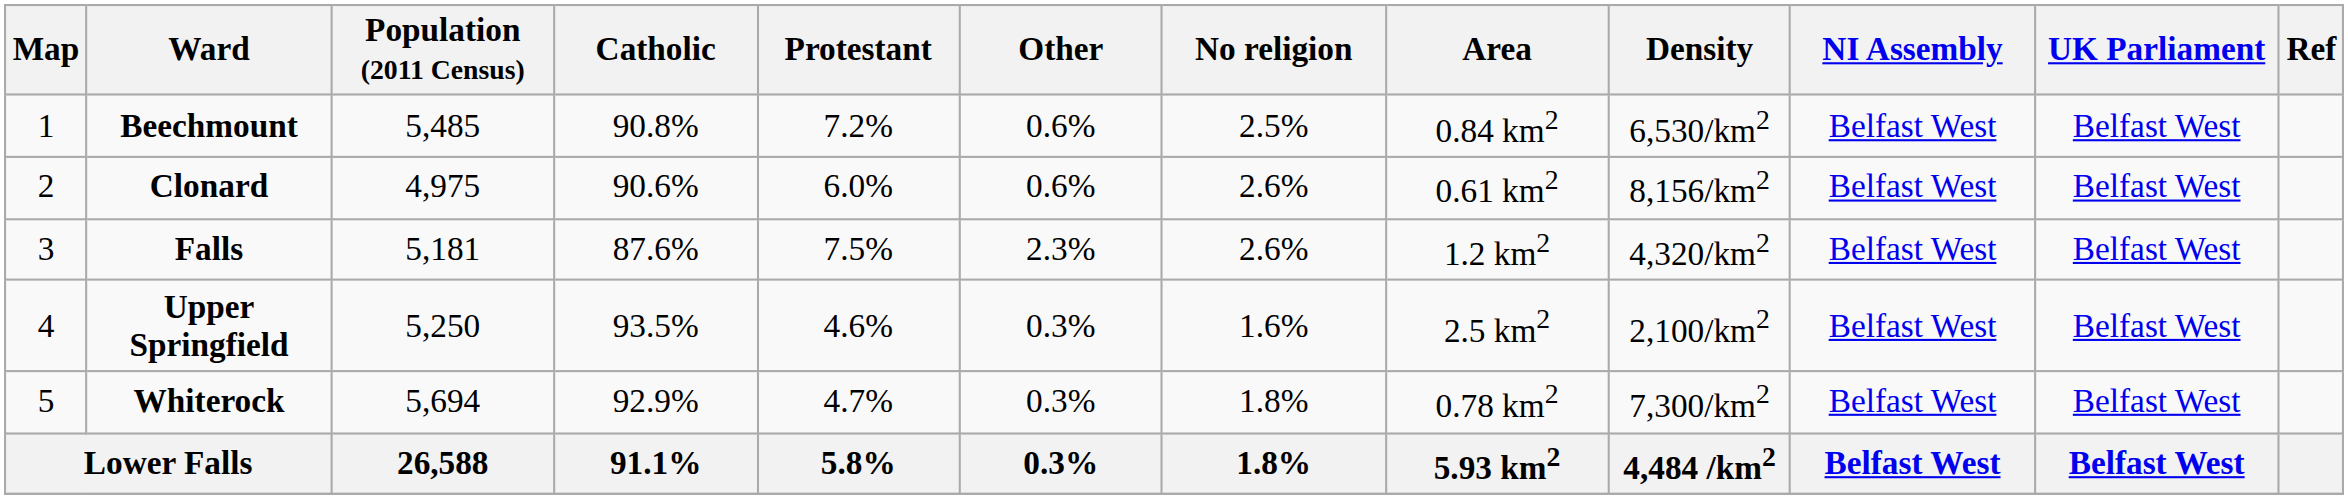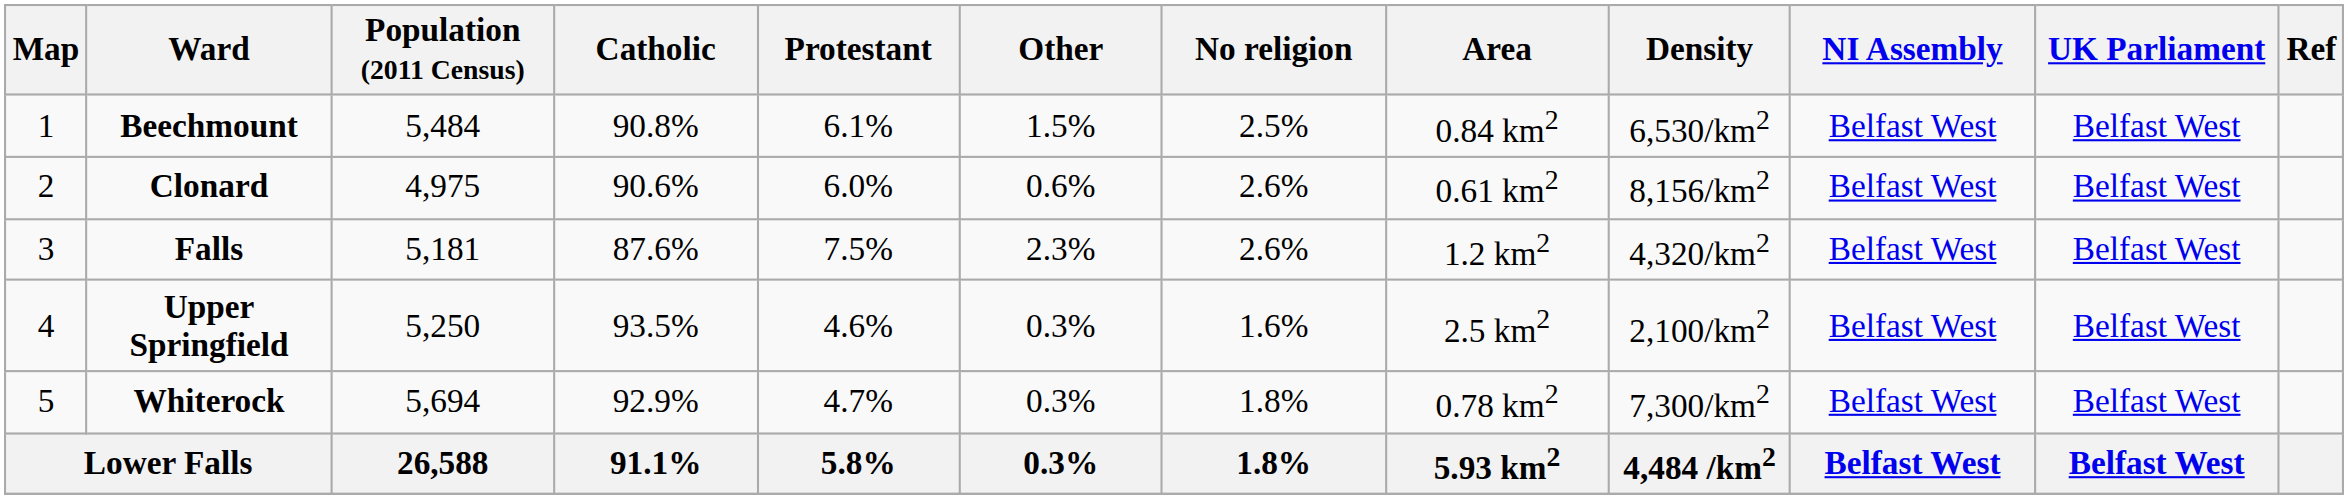(443, 125) 5,485 -> (443, 125) 5,484
(858, 125) 7.2% -> (858, 125) 6.1%
(1061, 125) 0.6% -> (1061, 125) 1.5%
